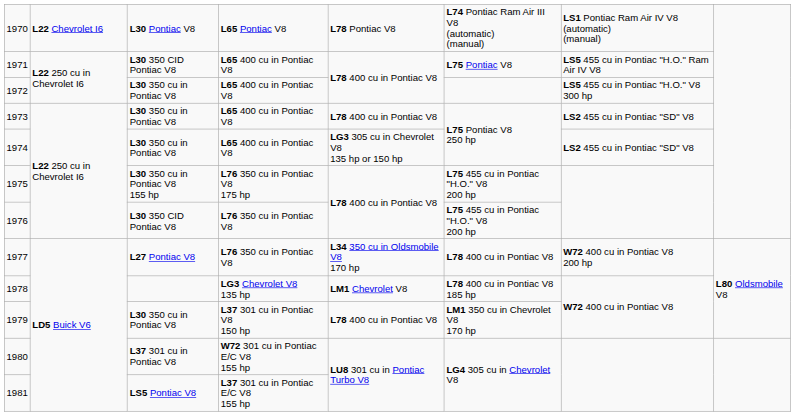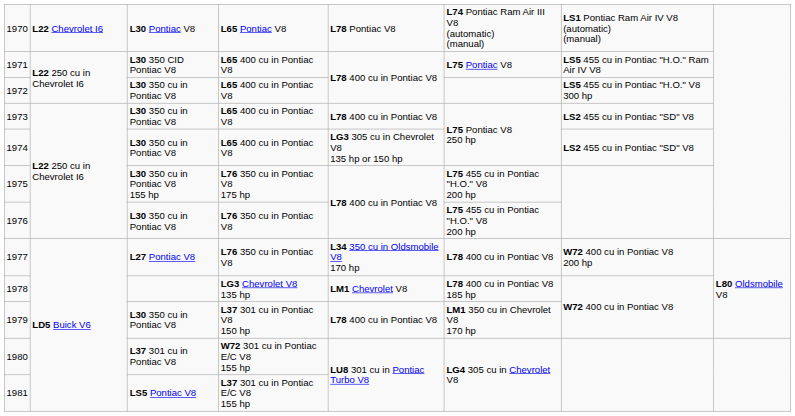(157, 221) L30 350 CID Pontiac V8 -> (159, 221) L30 350 cu in Pontiac V8
